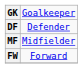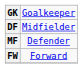(49, 27) Defender -> (49, 27) Midfielder
(49, 41) Midfielder -> (49, 41) Defender
